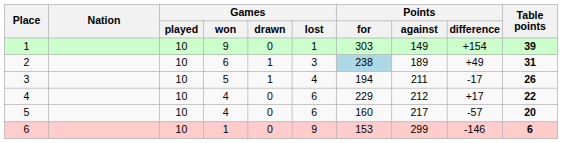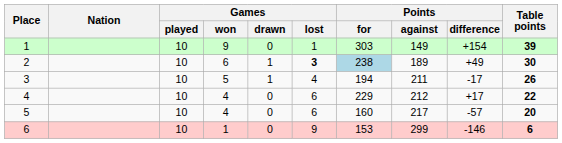(314, 63) normal -> (314, 63) bold
(530, 63) 31 -> (530, 63) 30
